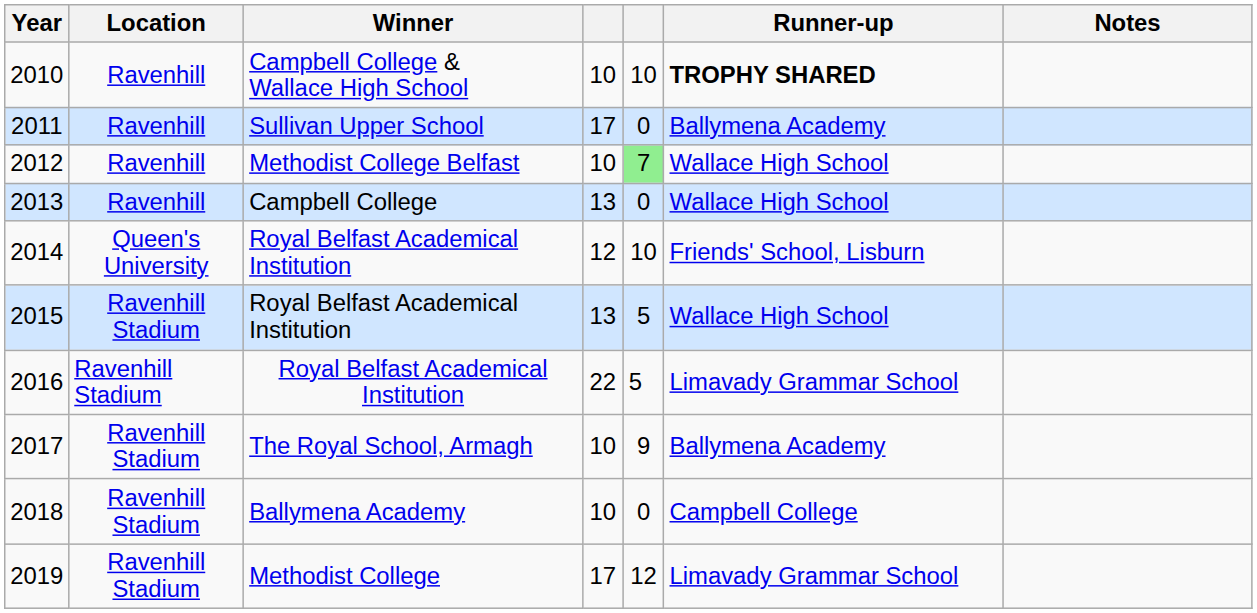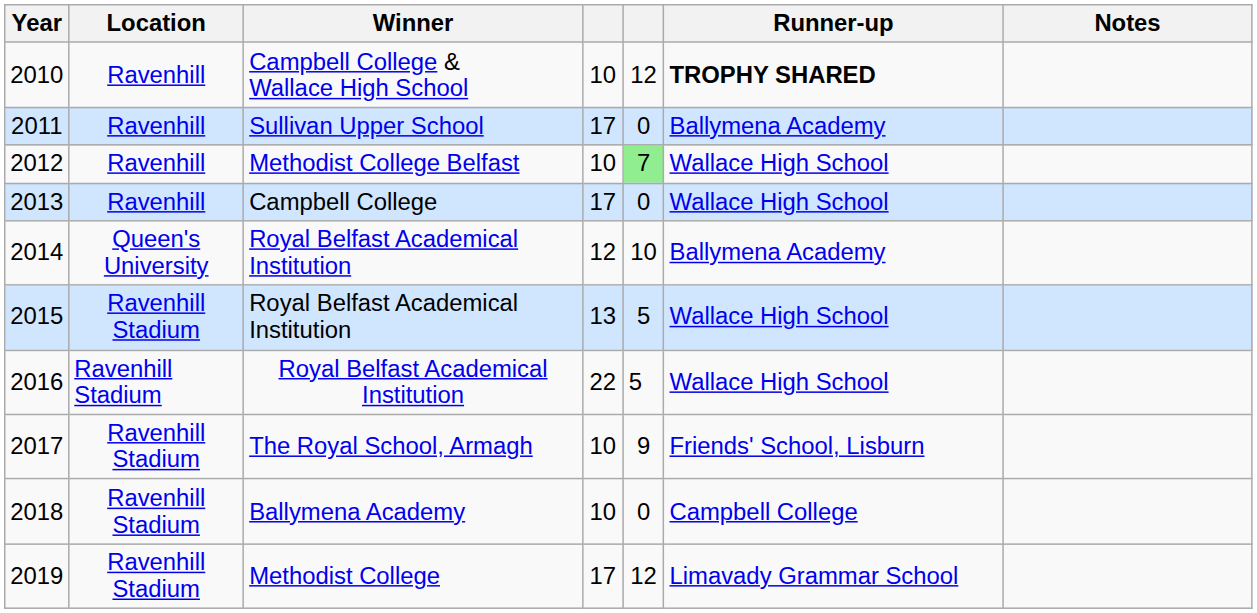(644, 74) 10 -> (644, 74) 12
(603, 201) 13 -> (603, 201) 17
(797, 252) Friends' School, Lisburn -> (778, 252) Ballymena Academy
(814, 381) Limavady Grammar School -> (779, 381) Wallace High School
(778, 446) Ballymena Academy -> (797, 446) Friends' School, Lisburn
